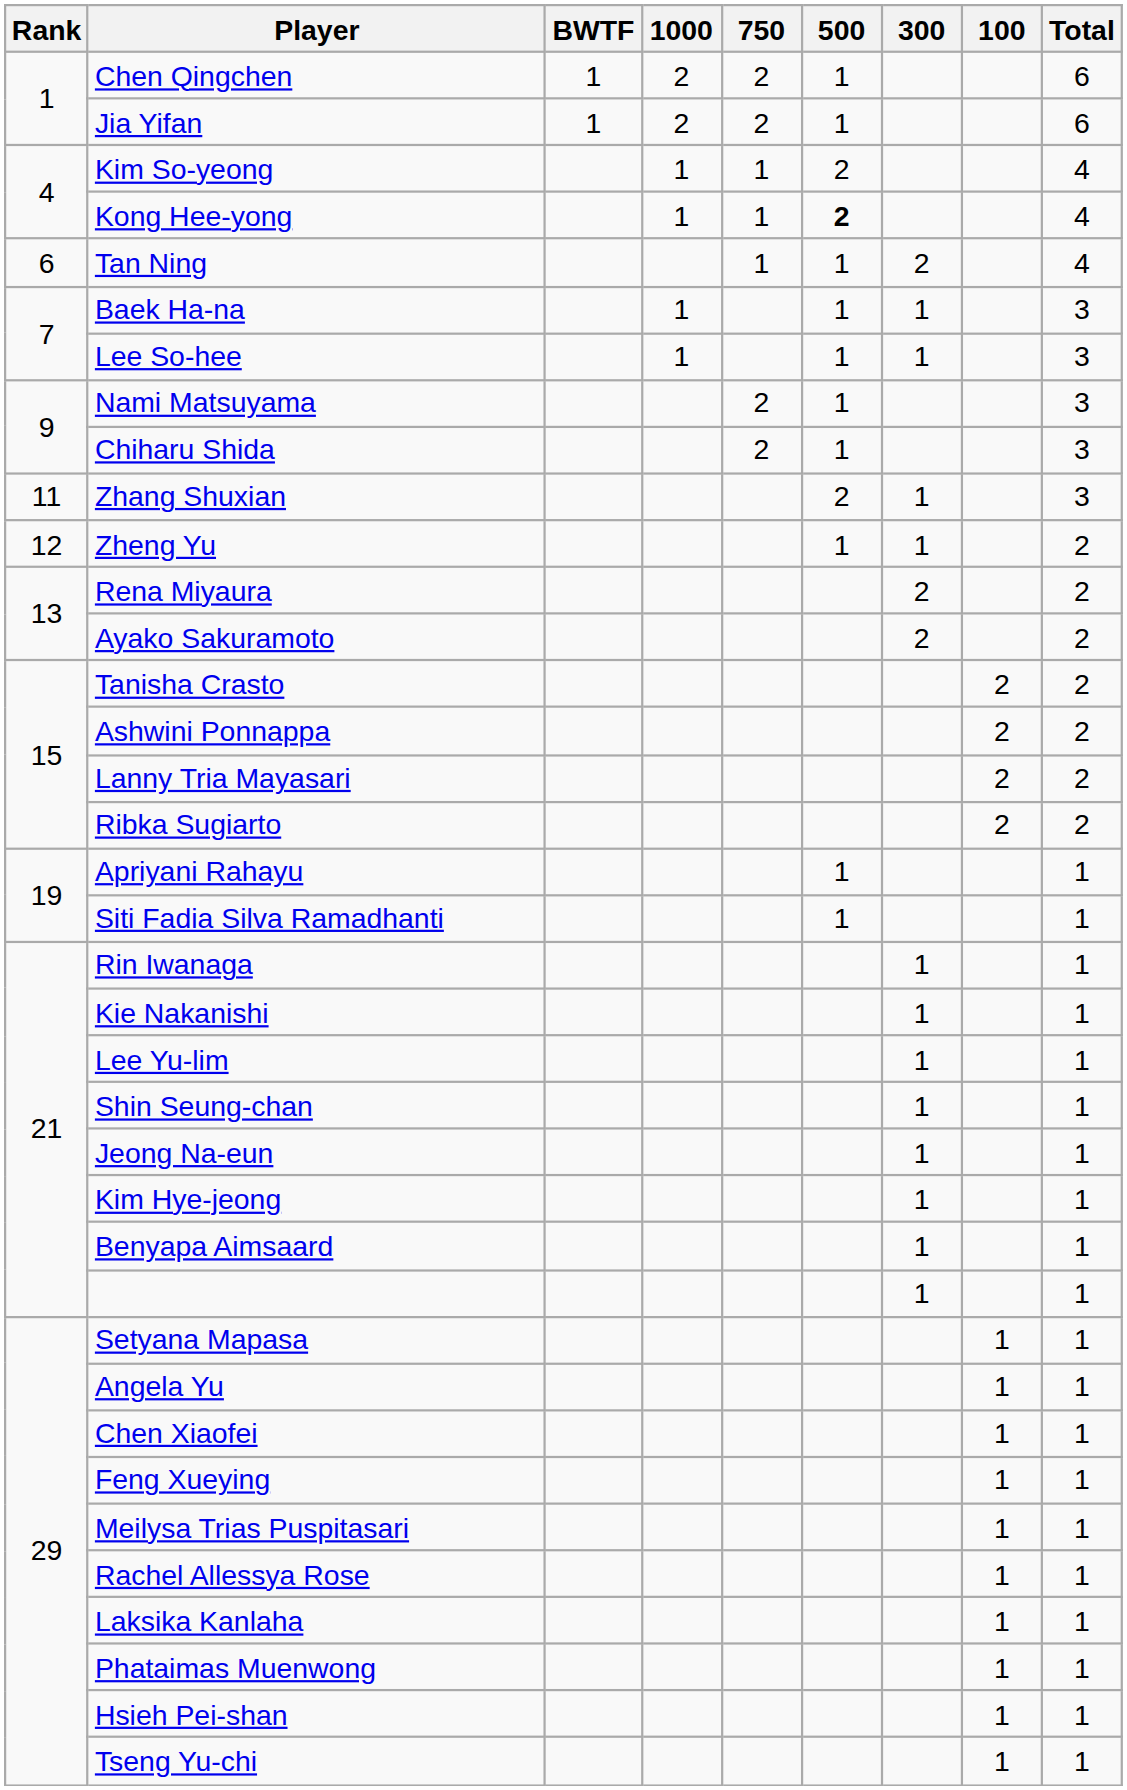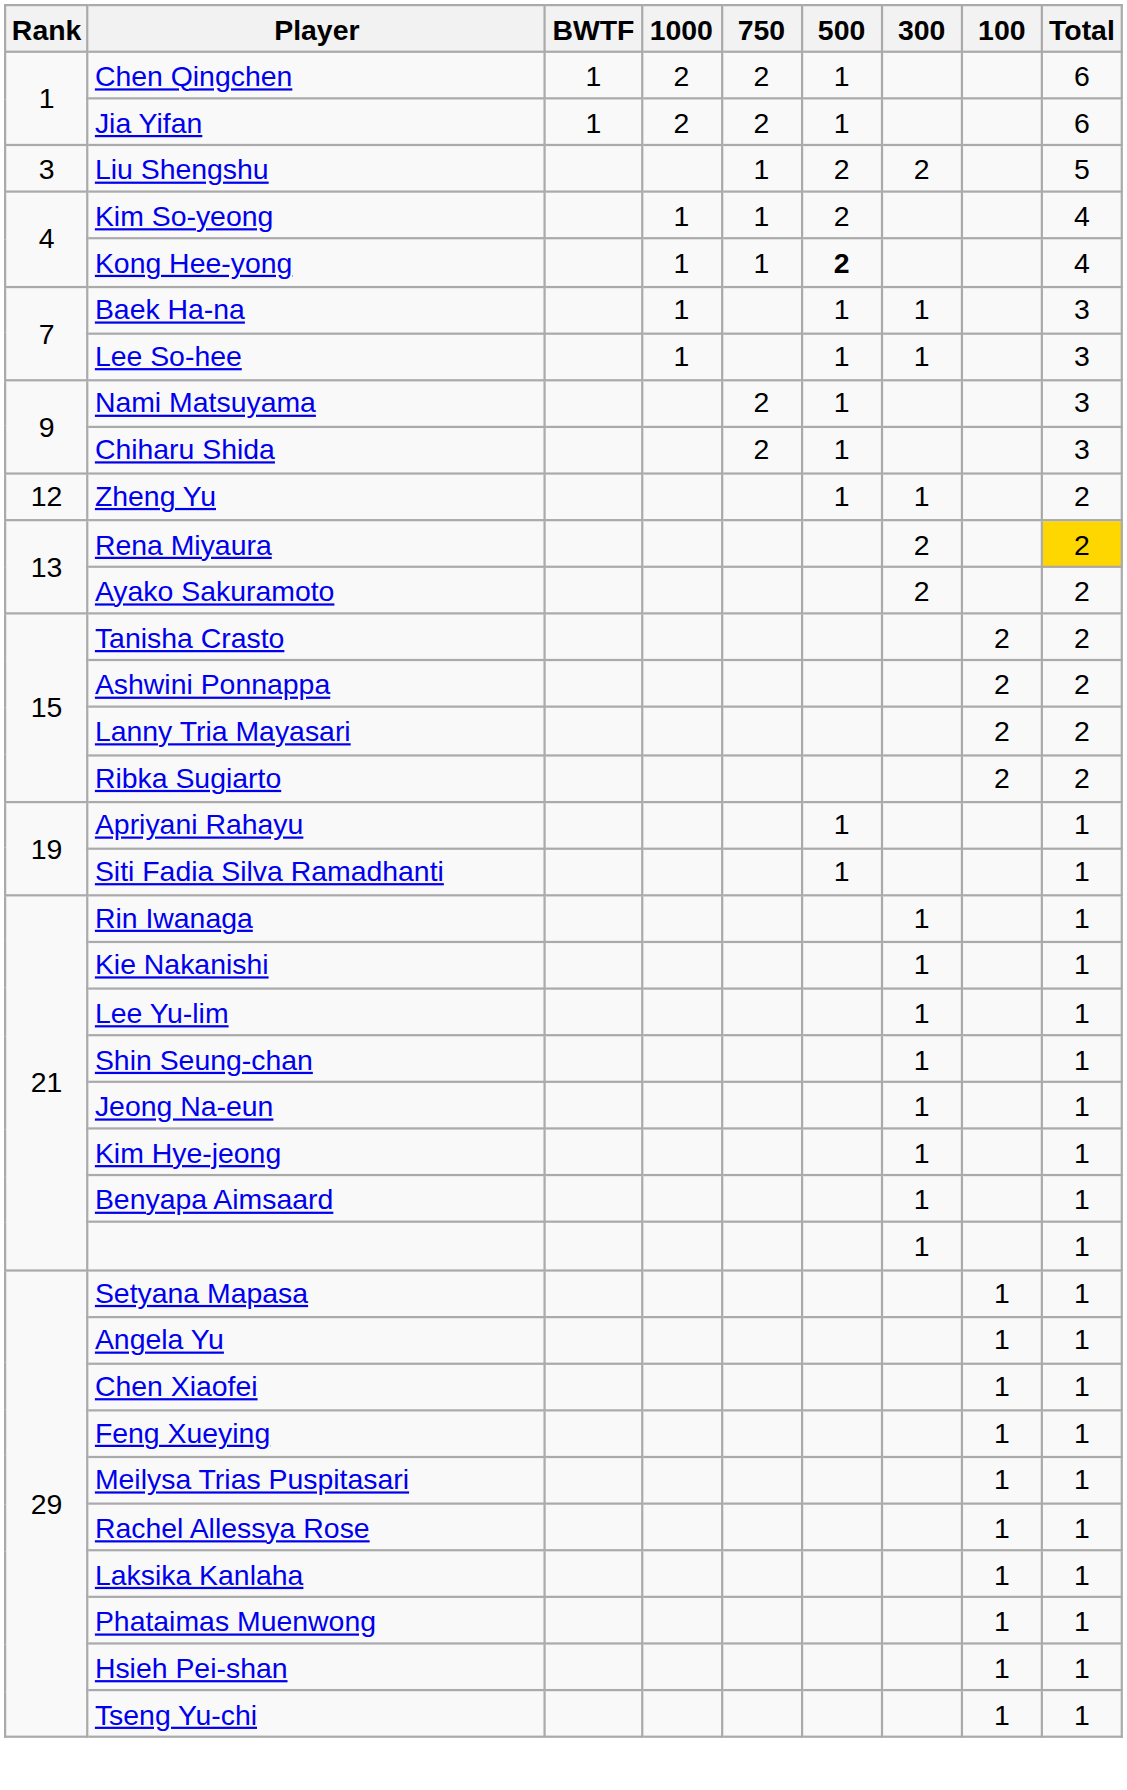+ row: (182, 169)
- row: (151, 262)
- row: (190, 497)
(1082, 590) no background -> (1082, 543) gold background
